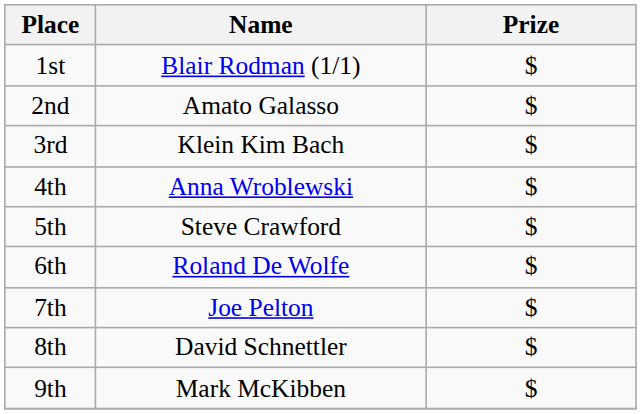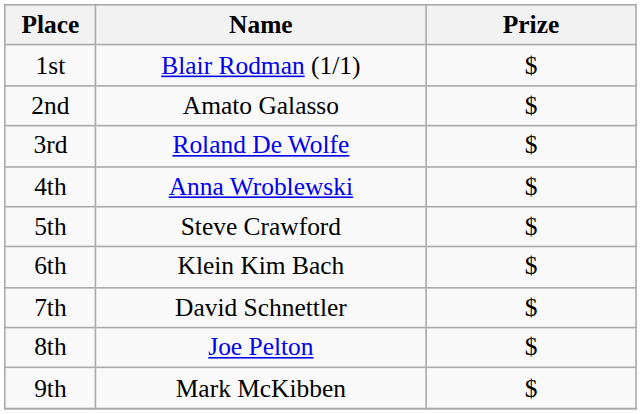(261, 145) Klein Kim Bach -> (261, 145) Roland De Wolfe
(261, 266) Roland De Wolfe -> (261, 266) Klein Kim Bach
(261, 307) Joe Pelton -> (261, 307) David Schnettler
(261, 347) David Schnettler -> (261, 347) Joe Pelton
